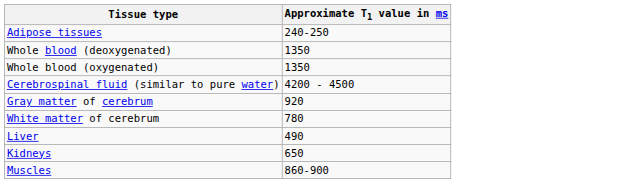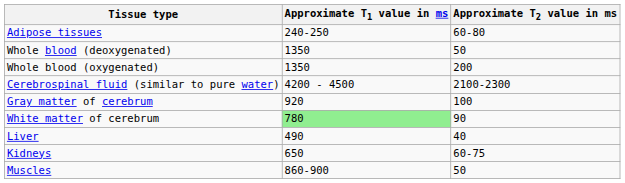+ column: (535, 14)
(294, 119) no background -> (294, 119) lightgreen background
